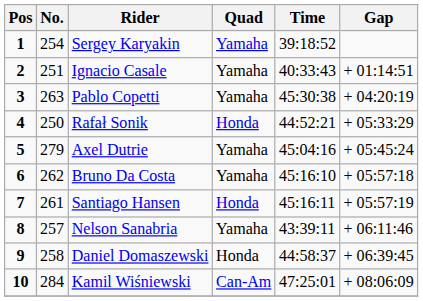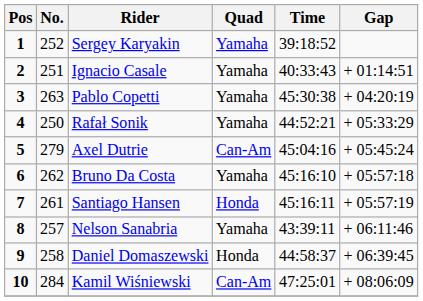(52, 43) 254 -> (52, 43) 252
(237, 123) Honda -> (242, 123) Yamaha
(242, 149) Yamaha -> (244, 149) Can-Am
